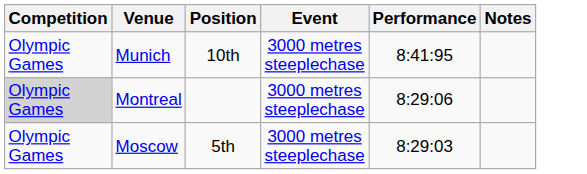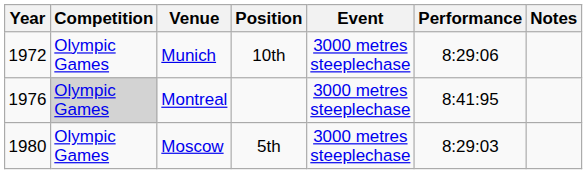+ column: (27, 18)
(425, 55) 8:41:95 -> (470, 55) 8:29:06
(425, 100) 8:29:06 -> (470, 100) 8:41:95
